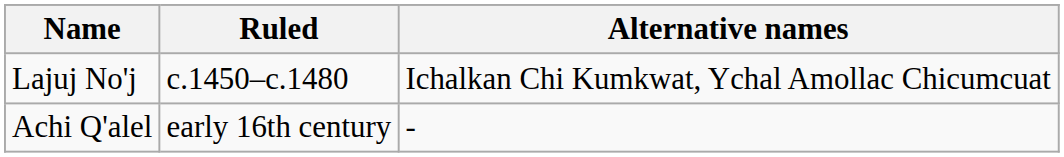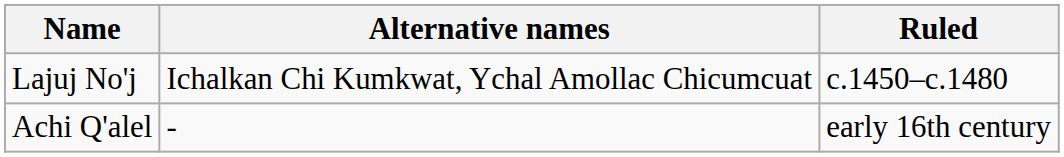columns swapped: (279, 28) <-> (728, 28)
